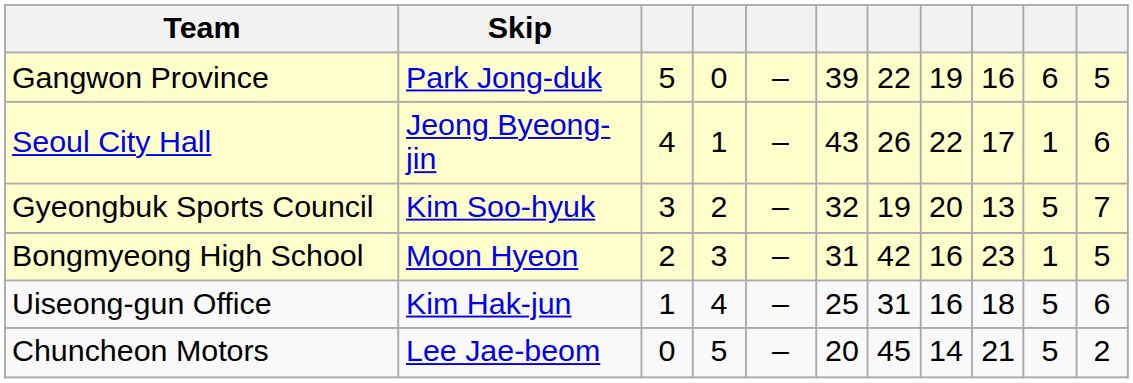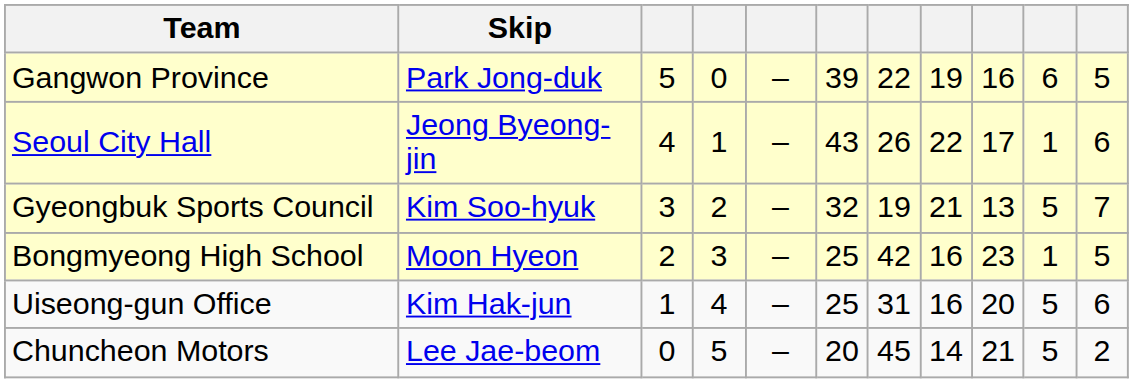(946, 207) 20 -> (946, 207) 21
(842, 255) 31 -> (842, 255) 25
(998, 303) 18 -> (998, 303) 20
